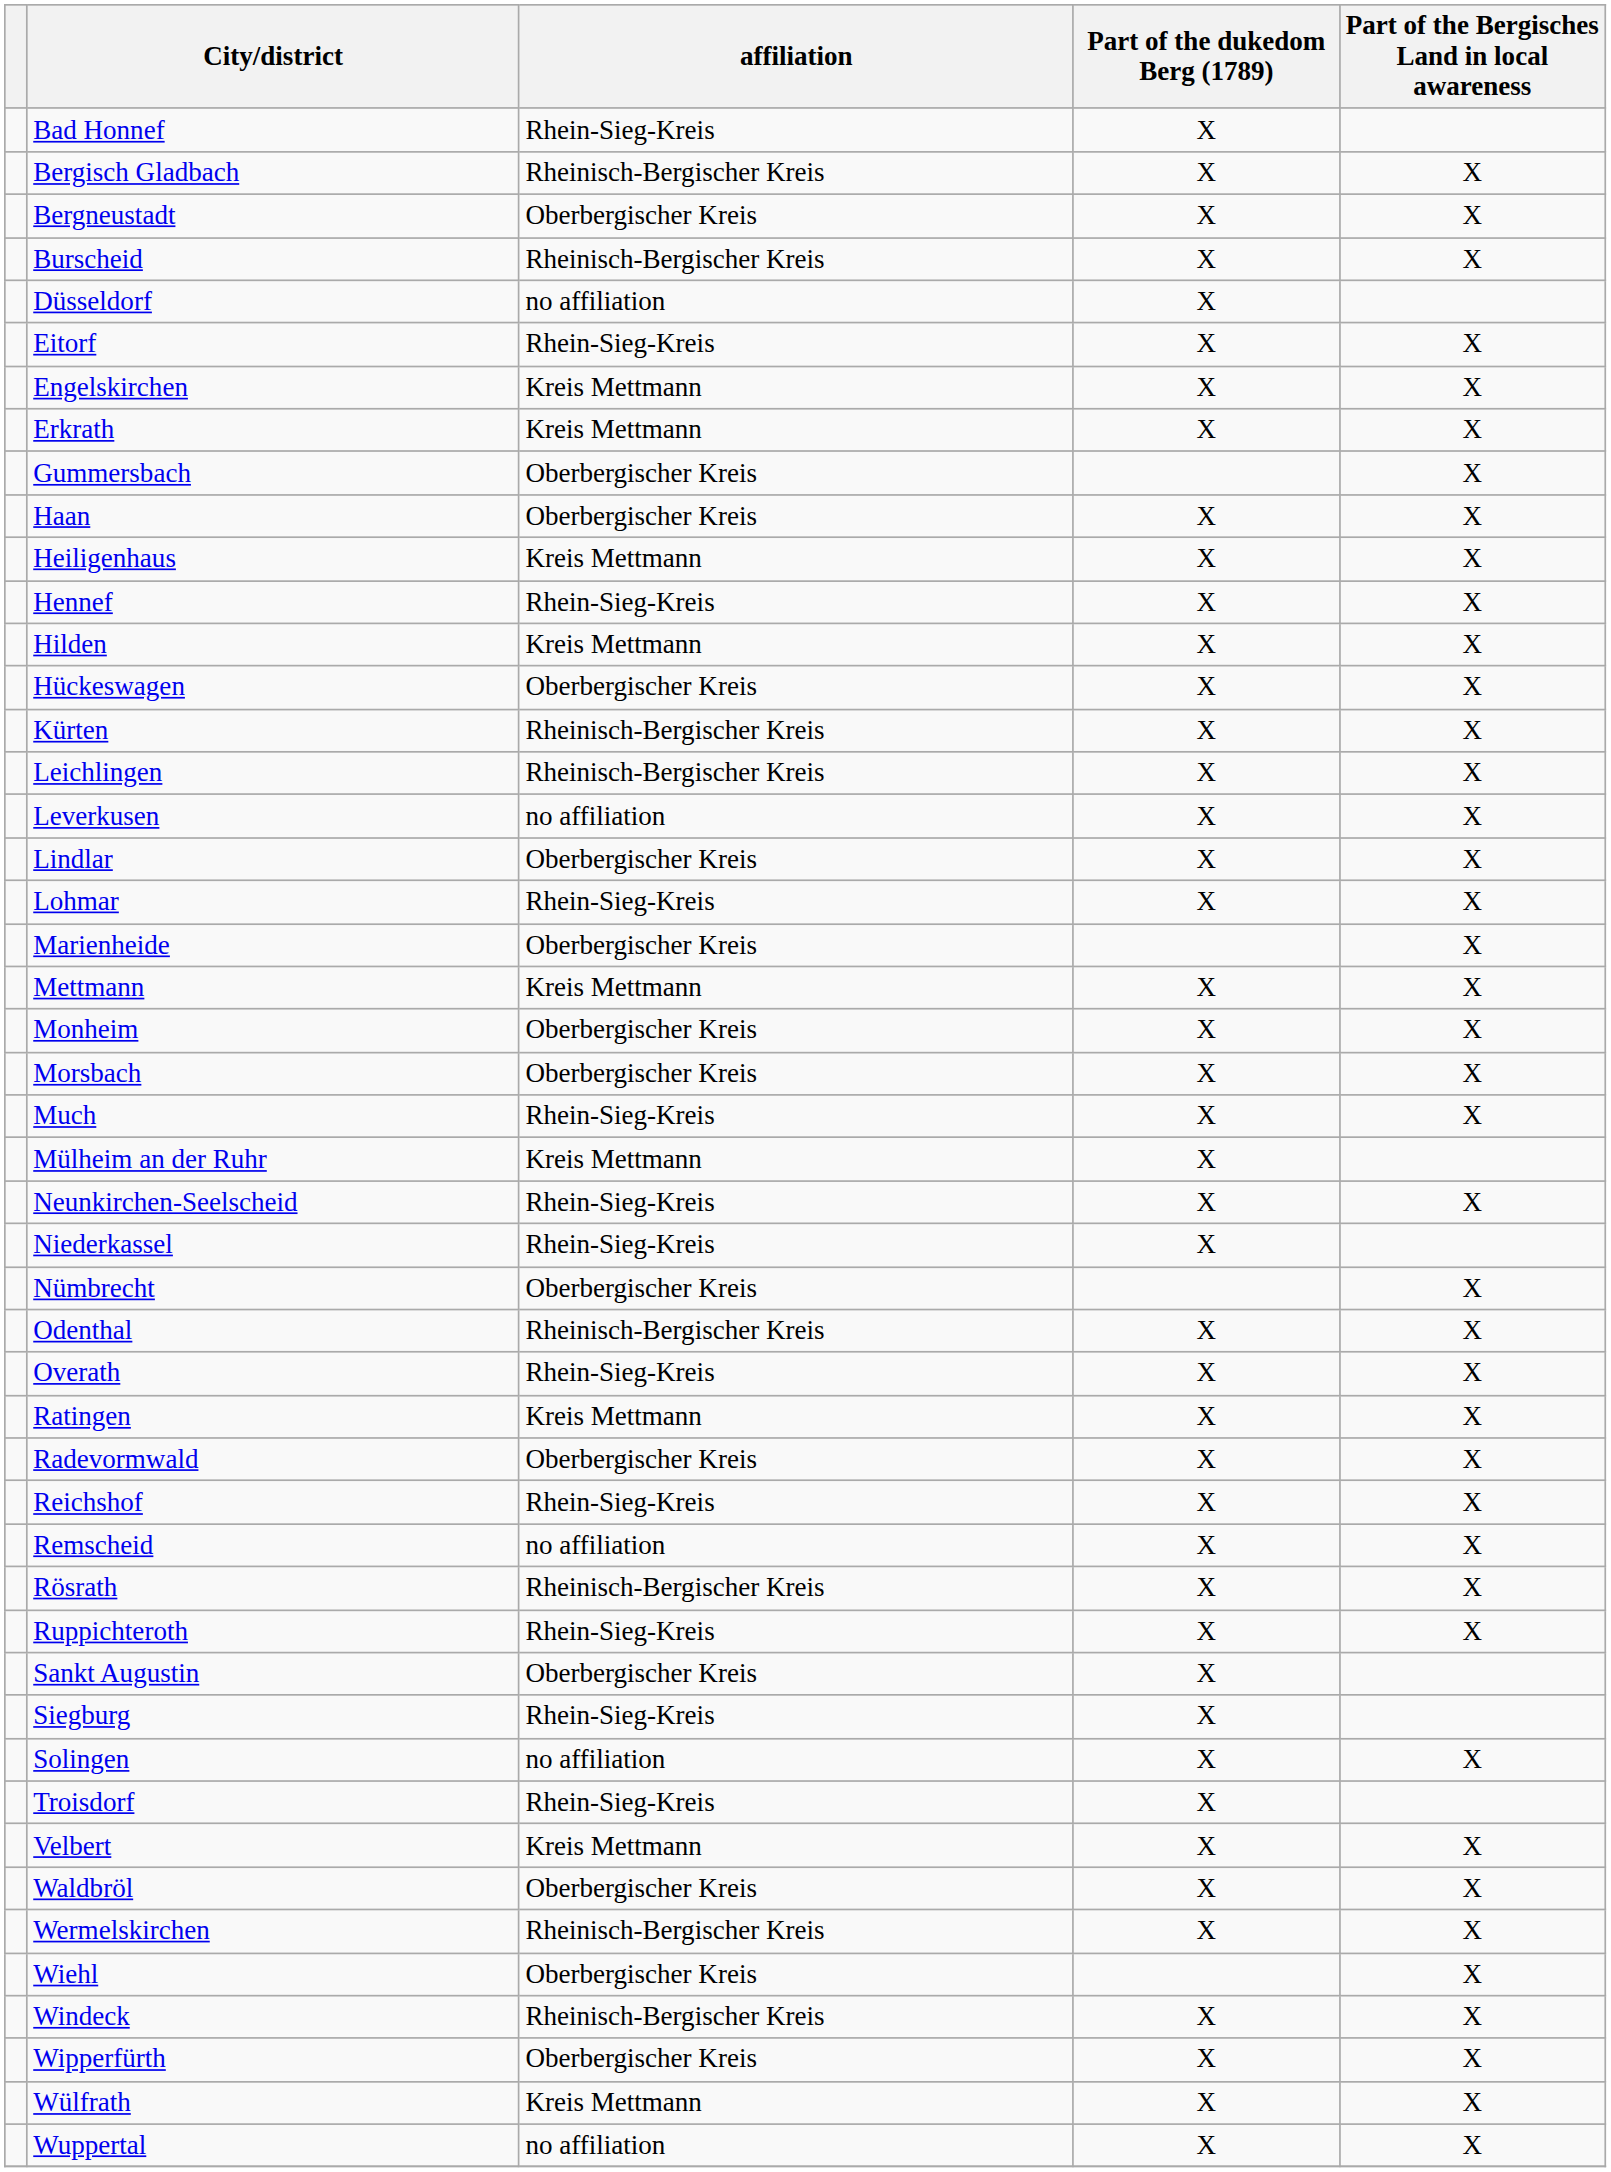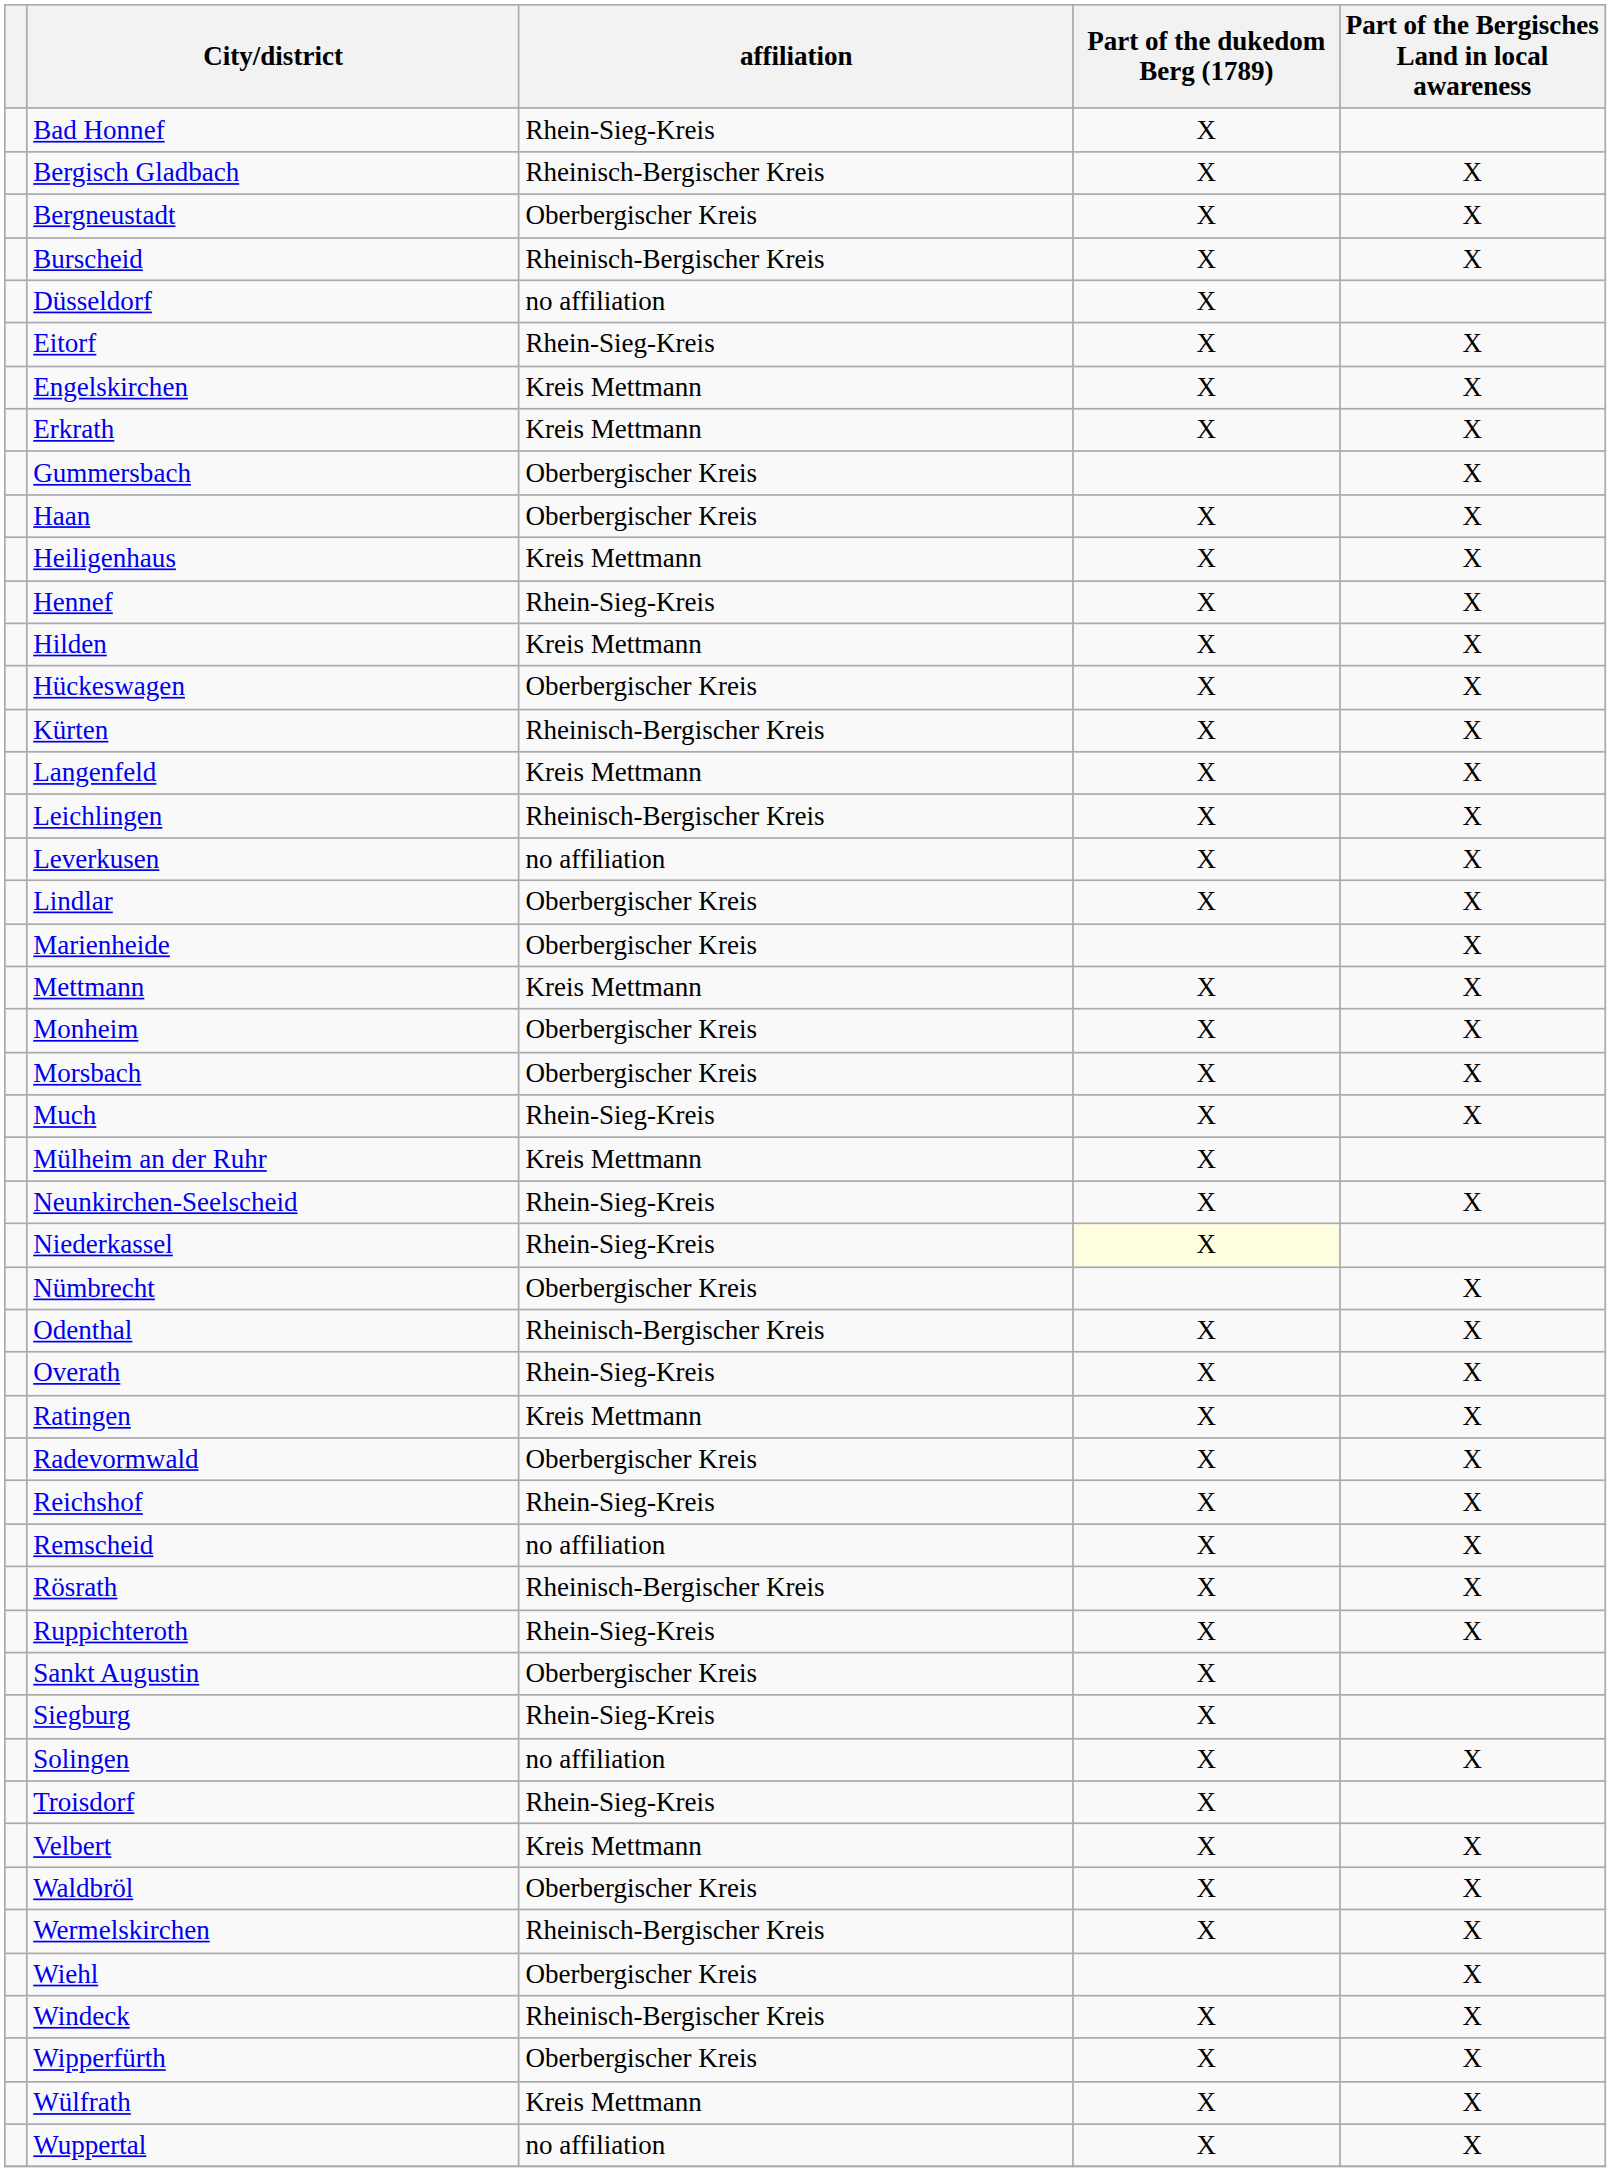+ row: (95, 772)
- row: (76, 901)
(1206, 1244) no background -> (1206, 1244) lightyellow background
